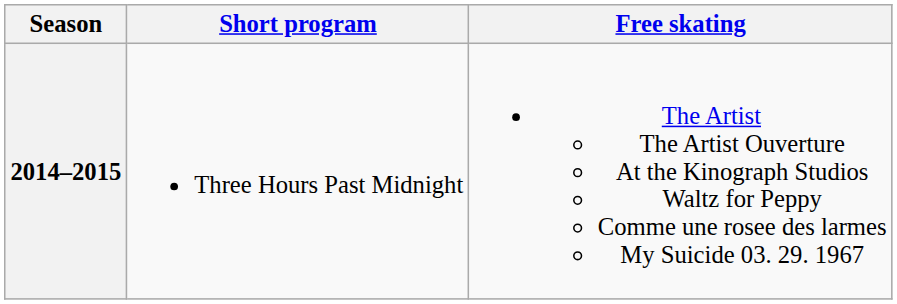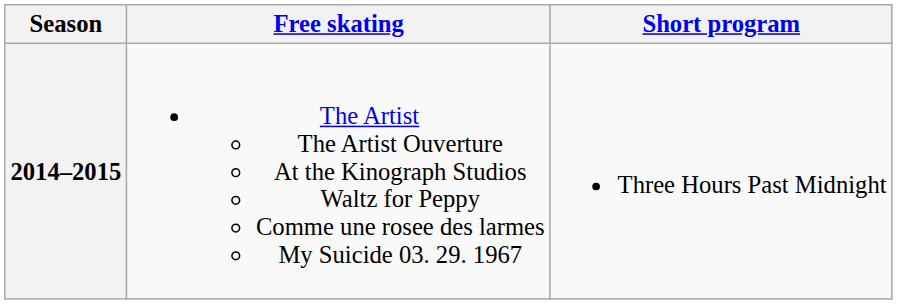columns swapped: (298, 24) <-> (681, 24)
